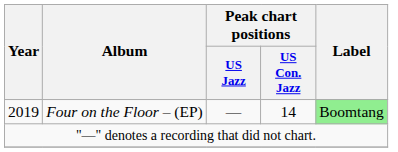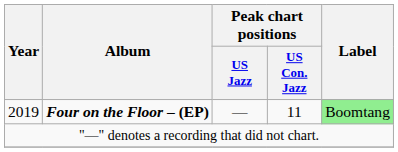(124, 111) normal -> (128, 111) bold
(288, 111) 14 -> (294, 111) 11
